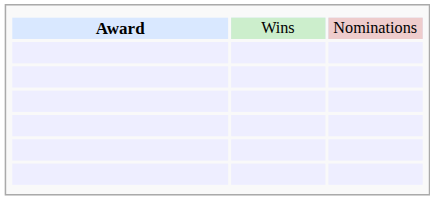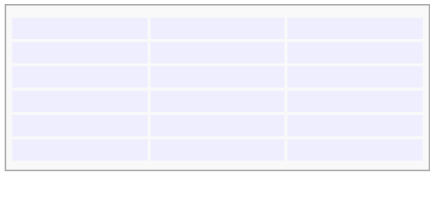- row: (120, 29)
